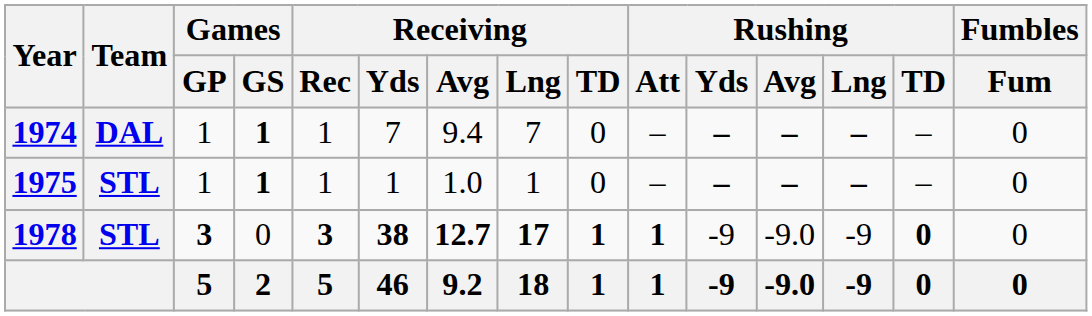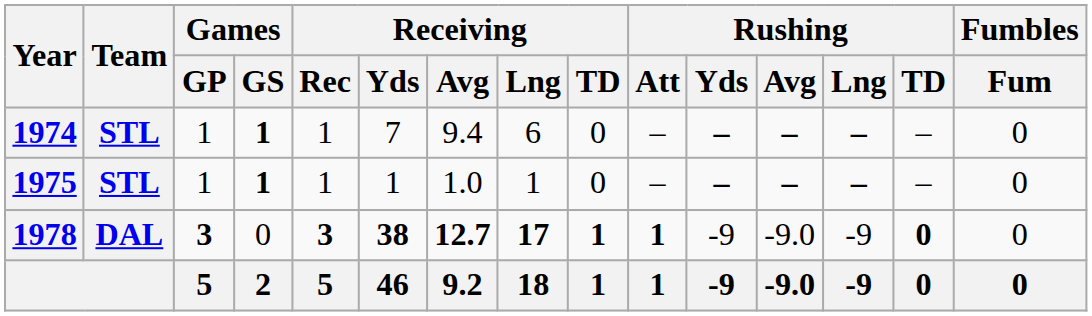(129, 132) DAL -> (129, 132) STL
(533, 132) 7 -> (533, 132) 6
(129, 234) STL -> (129, 234) DAL
